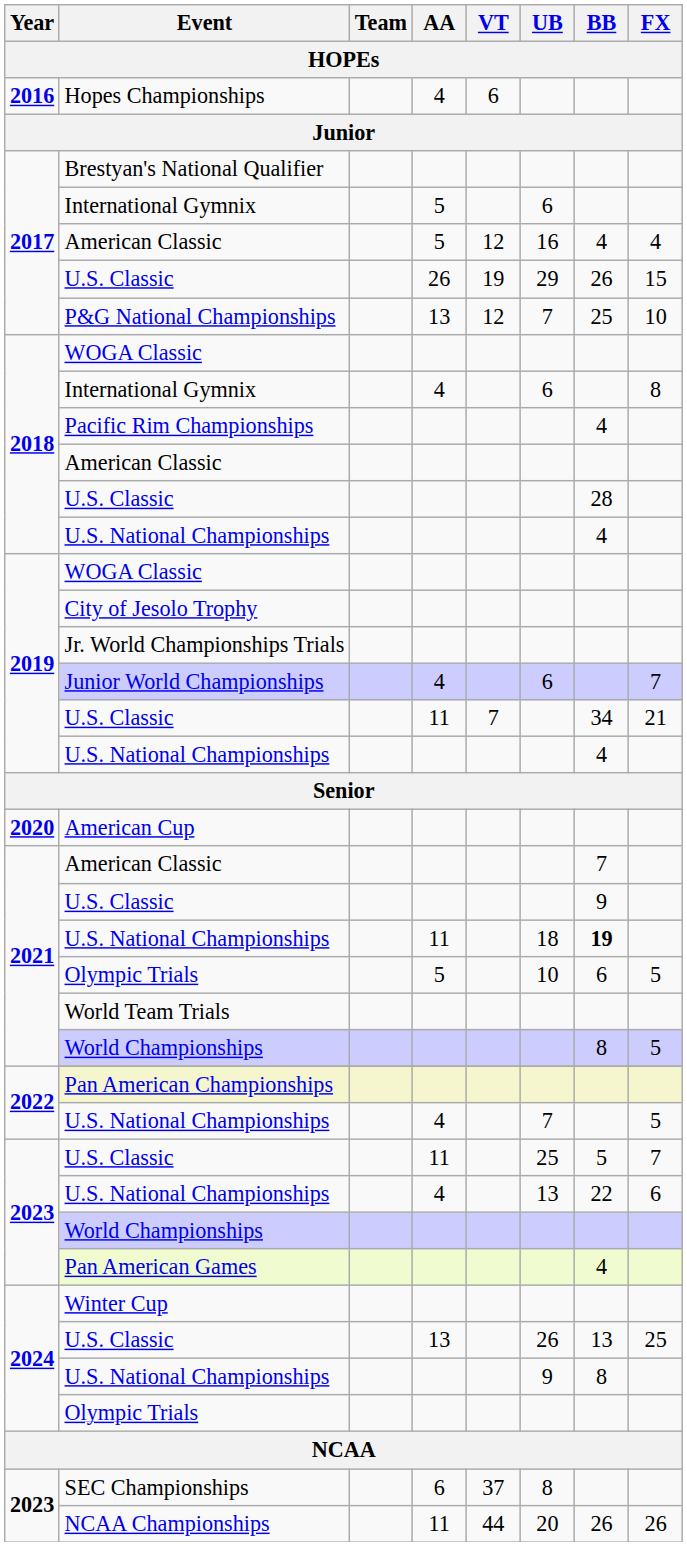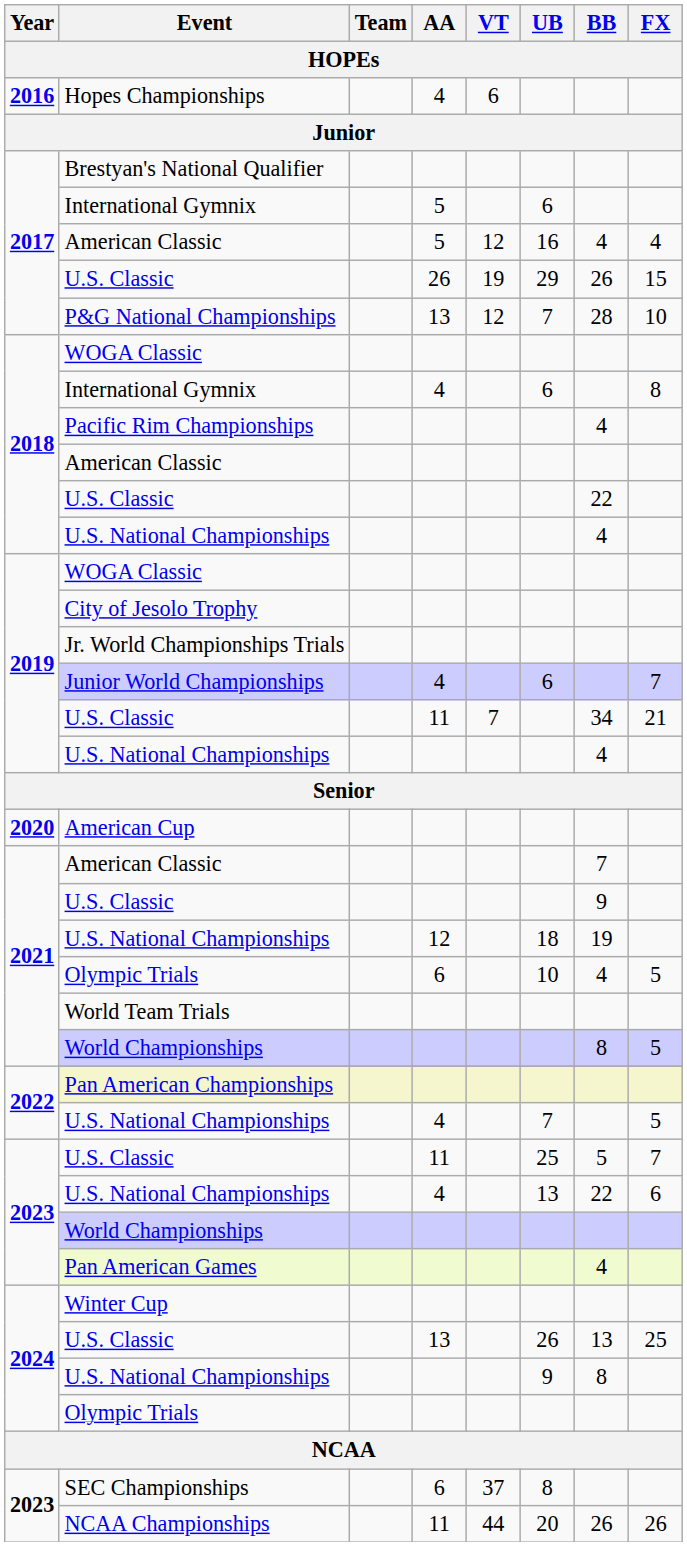(602, 315) 25 -> (602, 315) 28
(602, 498) 28 -> (602, 498) 22
(439, 937) 11 -> (439, 937) 12
(602, 937) bold -> (602, 937) normal
(439, 974) 5 -> (439, 974) 6
(602, 974) 6 -> (602, 974) 4
